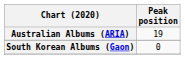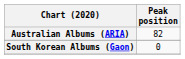(158, 34) 19 -> (158, 34) 82
